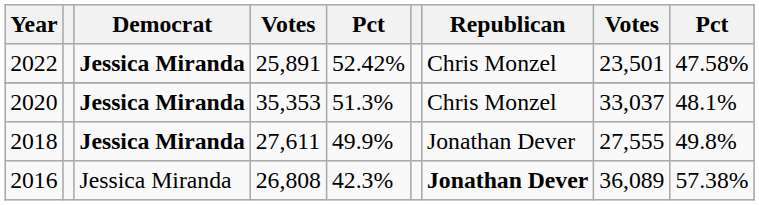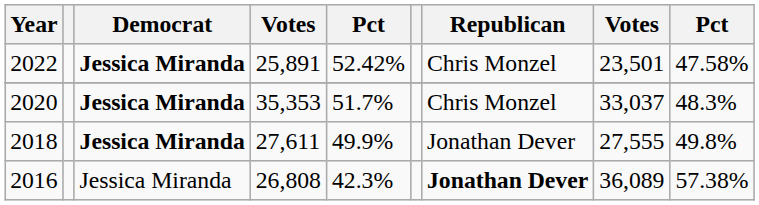(363, 102) 51.3% -> (363, 102) 51.7%
(706, 102) 48.1% -> (706, 102) 48.3%
